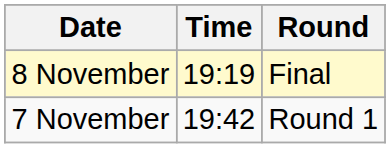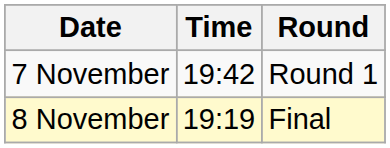rows swapped: (90, 119) <-> (90, 73)
